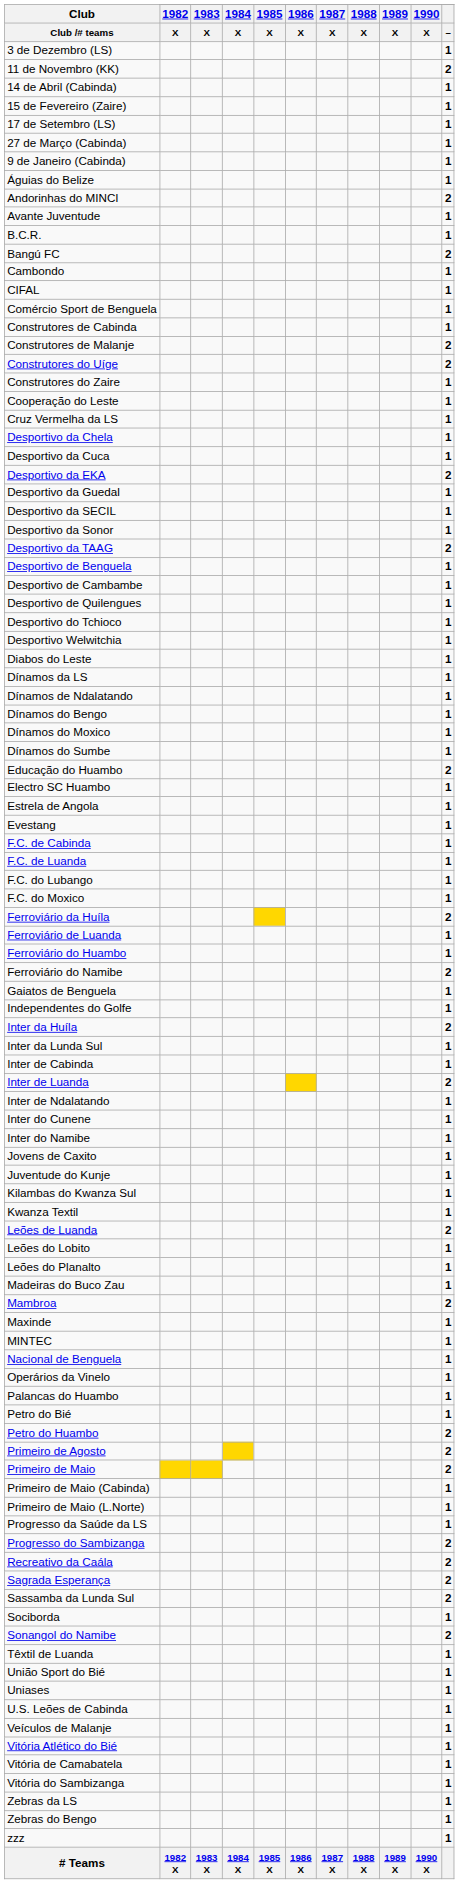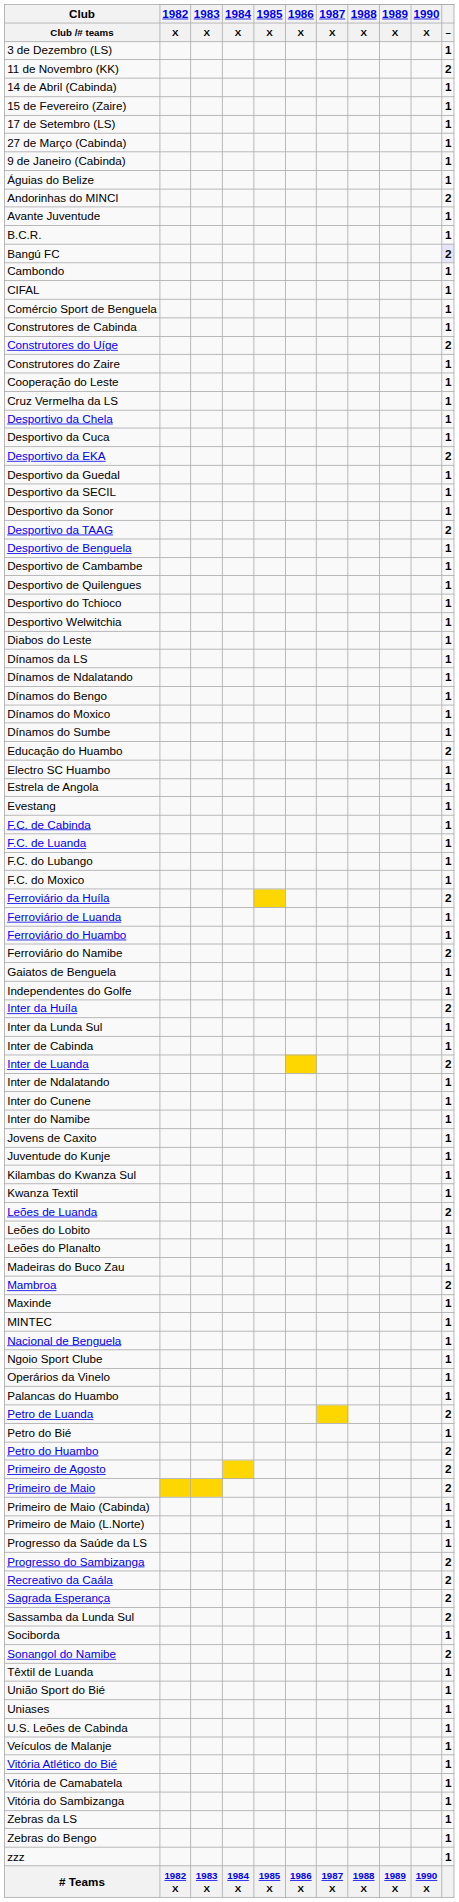(448, 254) no background -> (448, 254) lavender background
- row: (71, 346)
+ row: (55, 1359)
+ row: (50, 1414)
